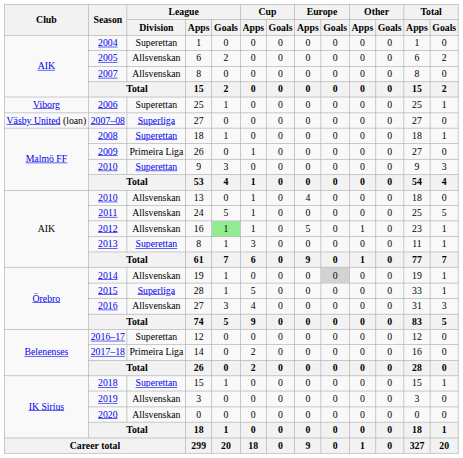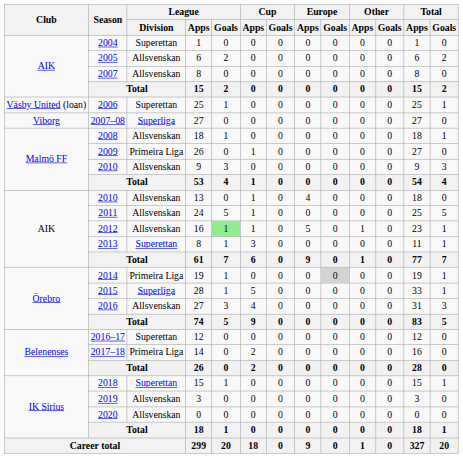(46, 105) Viborg -> (46, 105) Väsby United (loan)
(46, 120) Väsby United (loan) -> (46, 120) Viborg
(156, 136) Superettan -> (156, 136) Allsvenskan
(156, 167) Superettan -> (156, 167) Allsvenskan
(156, 275) Allsvenskan -> (156, 275) Primeira Liga
